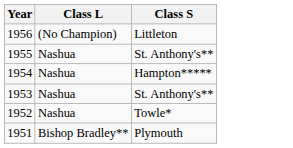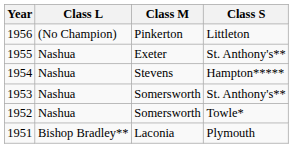+ column: (167, 14)
